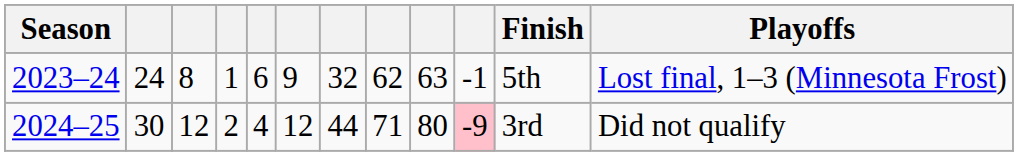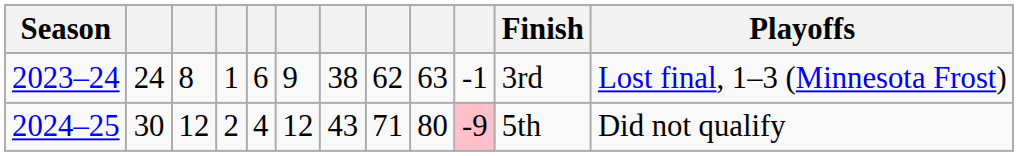(343, 77) 32 -> (343, 77) 38
(521, 77) 5th -> (522, 77) 3rd
(343, 126) 44 -> (343, 126) 43
(522, 126) 3rd -> (521, 126) 5th
